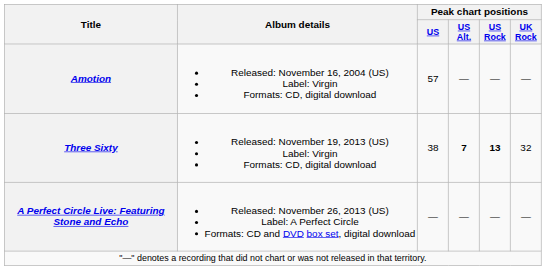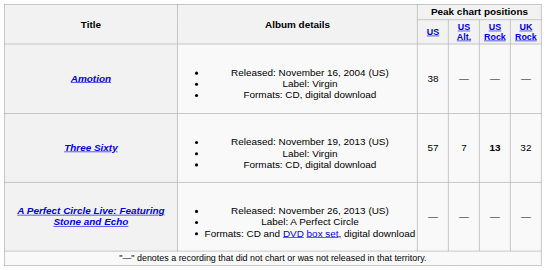(433, 78) 57 -> (433, 78) 38
(433, 147) 38 -> (433, 147) 57
(464, 147) bold -> (464, 147) normal
